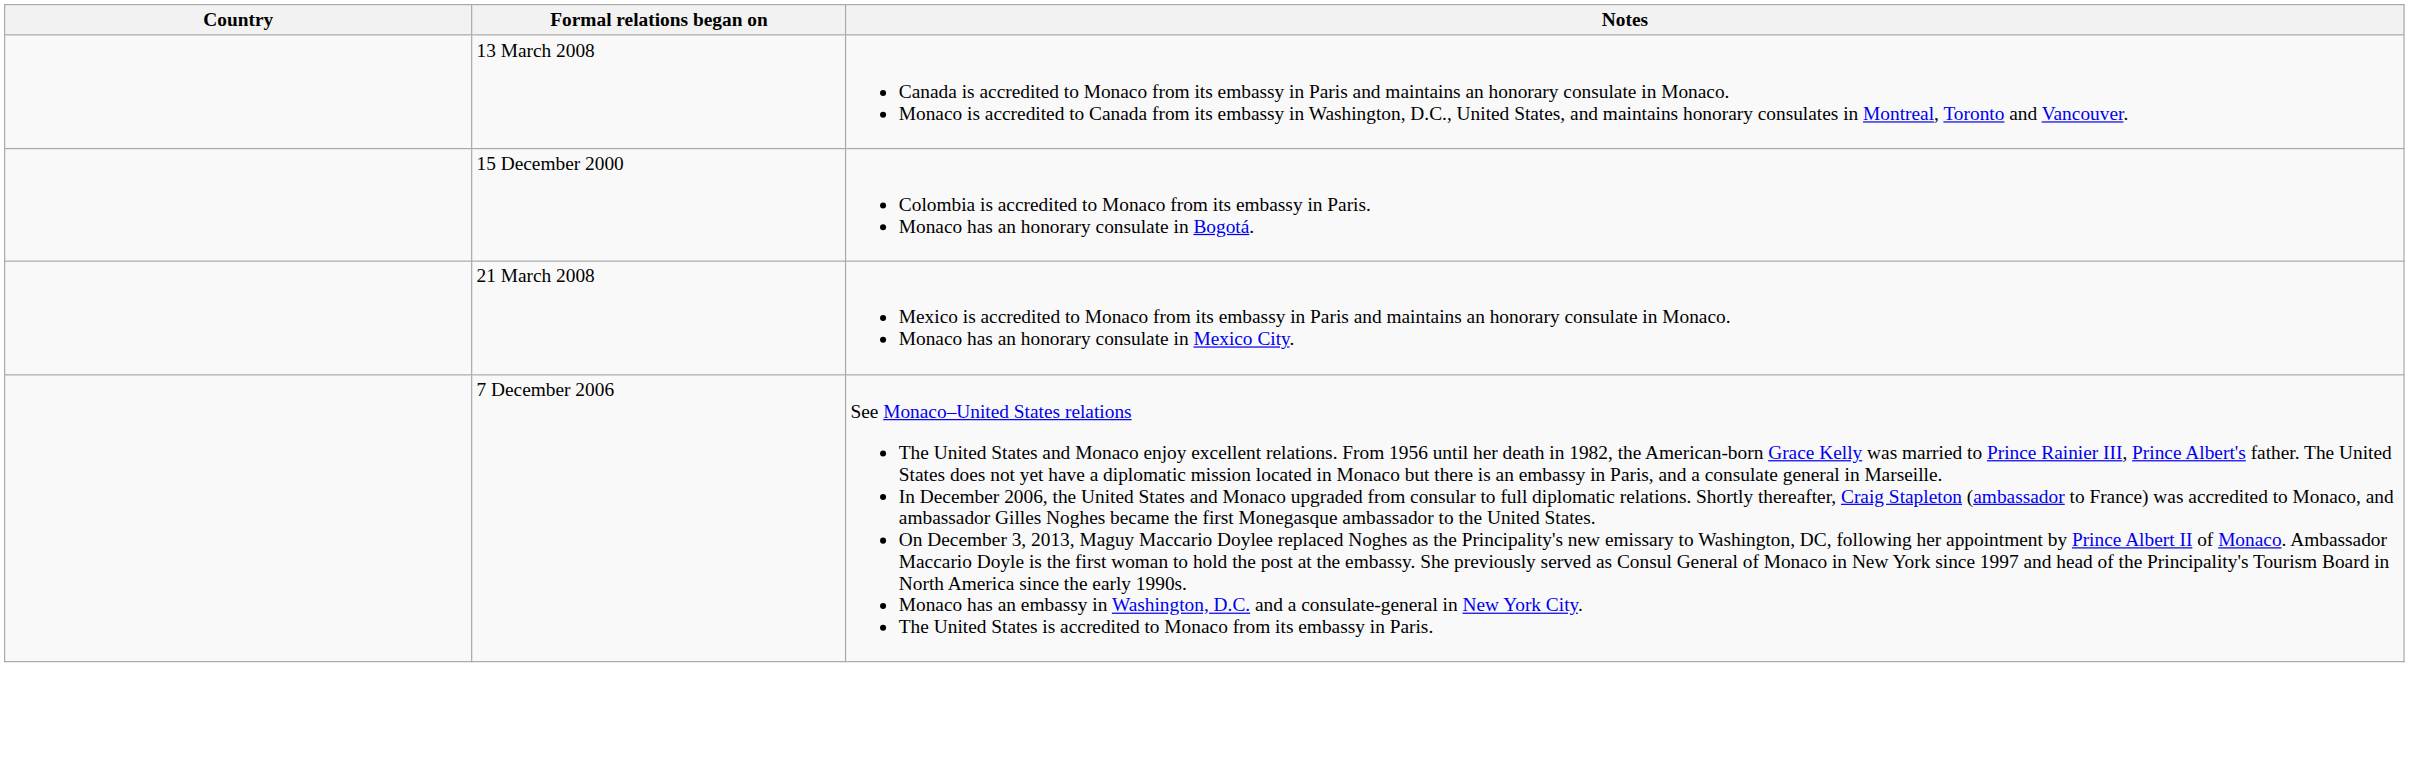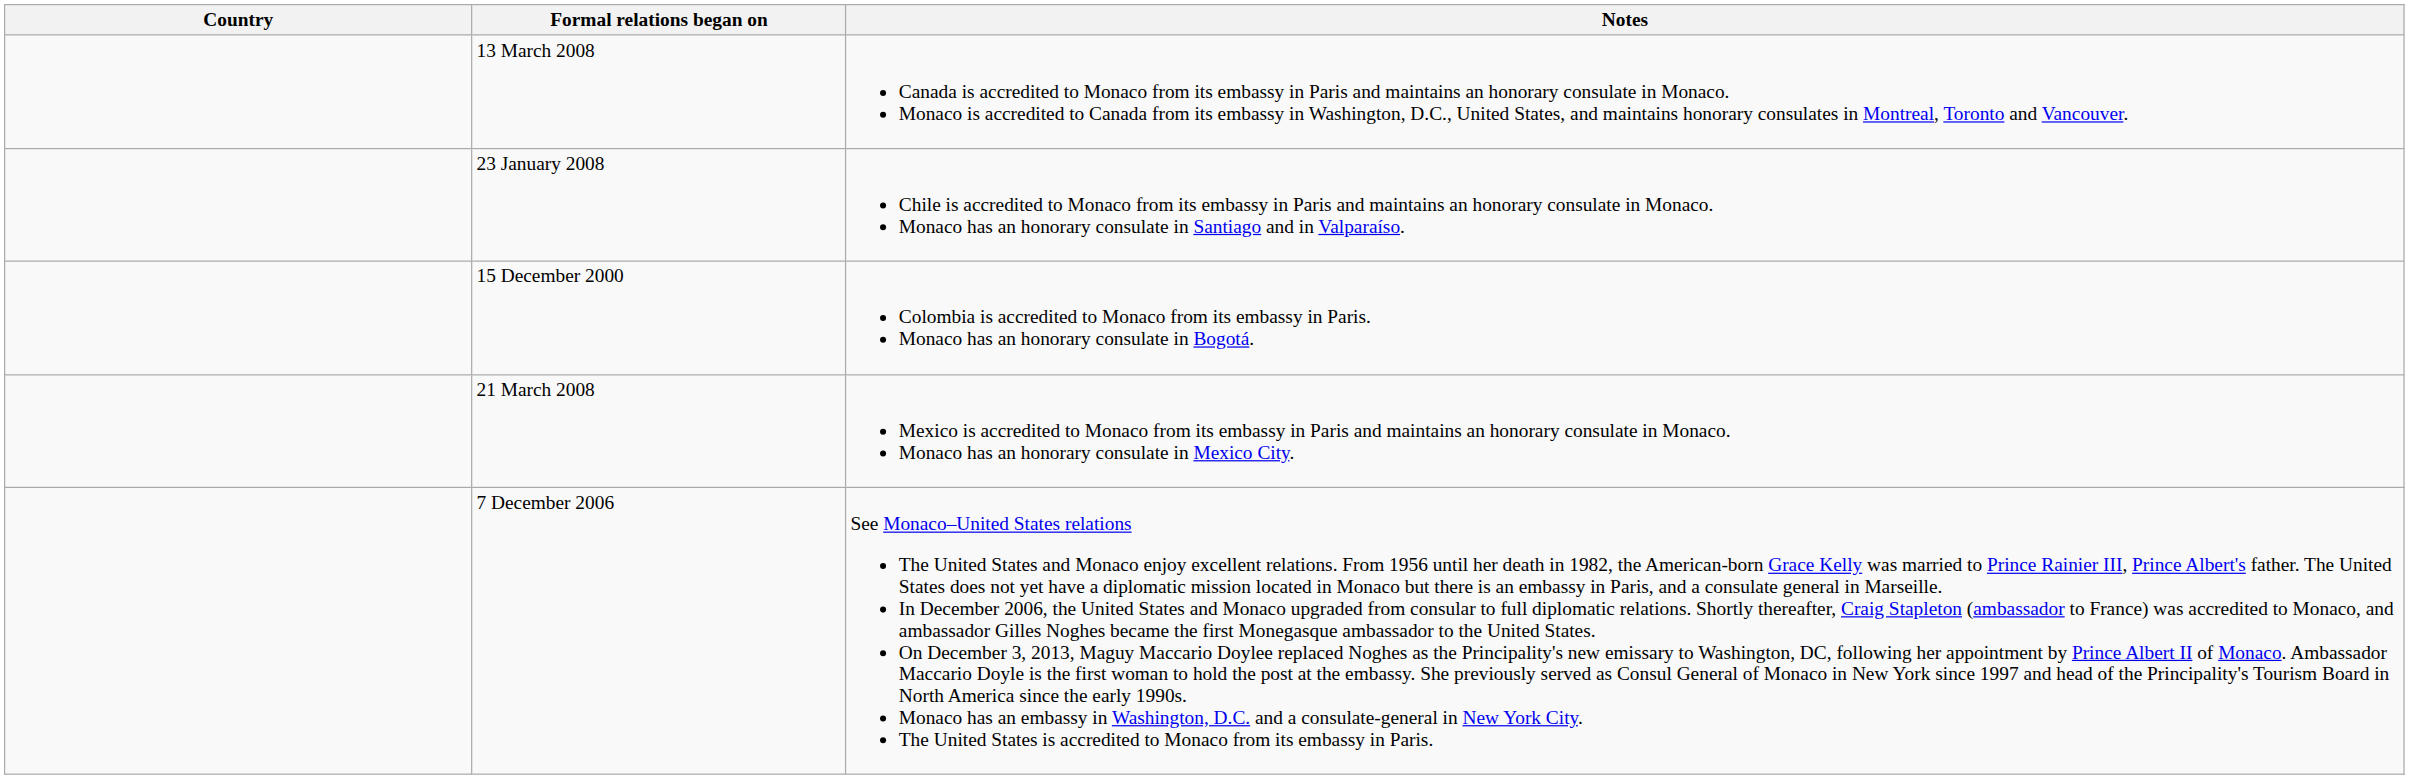+ row: (540, 163)
